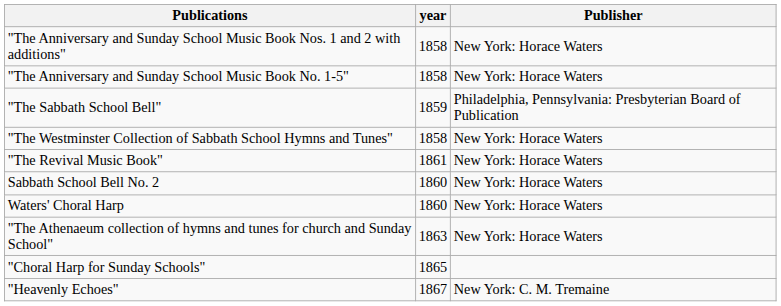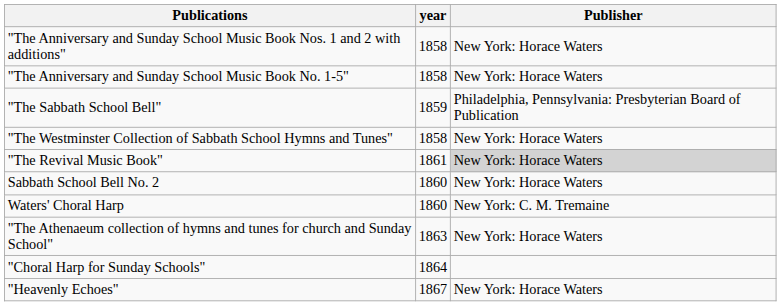(528, 160) no background -> (528, 160) lightgrey background
(528, 205) New York: Horace Waters -> (532, 205) New York: C. M. Tremaine
(433, 267) 1865 -> (433, 267) 1864
(532, 289) New York: C. M. Tremaine -> (528, 289) New York: Horace Waters
